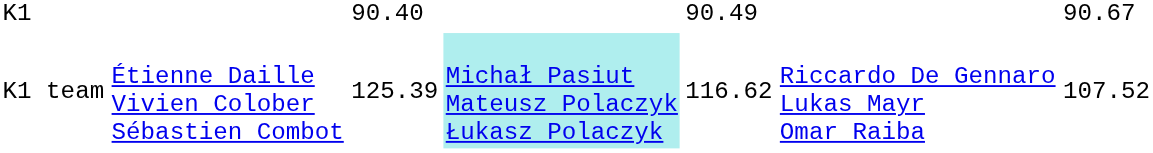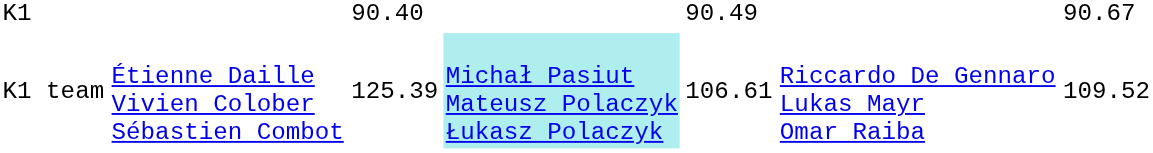(729, 91) 116.62 -> (729, 91) 106.61
(1107, 91) 107.52 -> (1107, 91) 109.52
